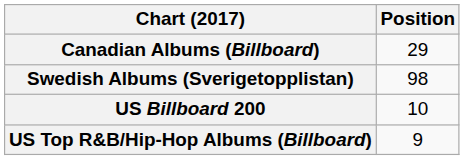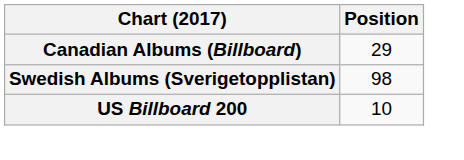- row: (190, 139)
